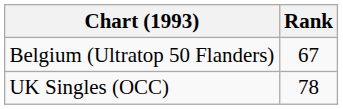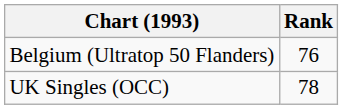(308, 54) 67 -> (308, 54) 76
